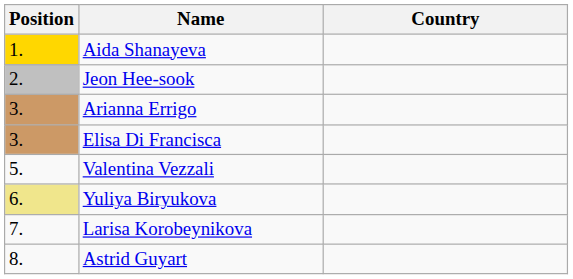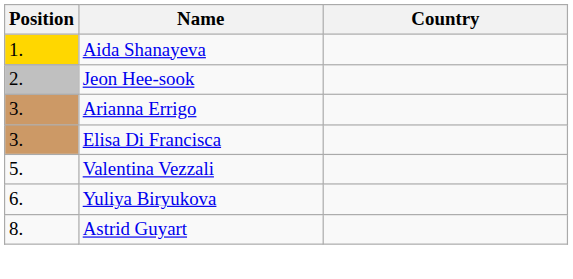(16, 199) khaki background -> (16, 199) no background
- row: (167, 229)
